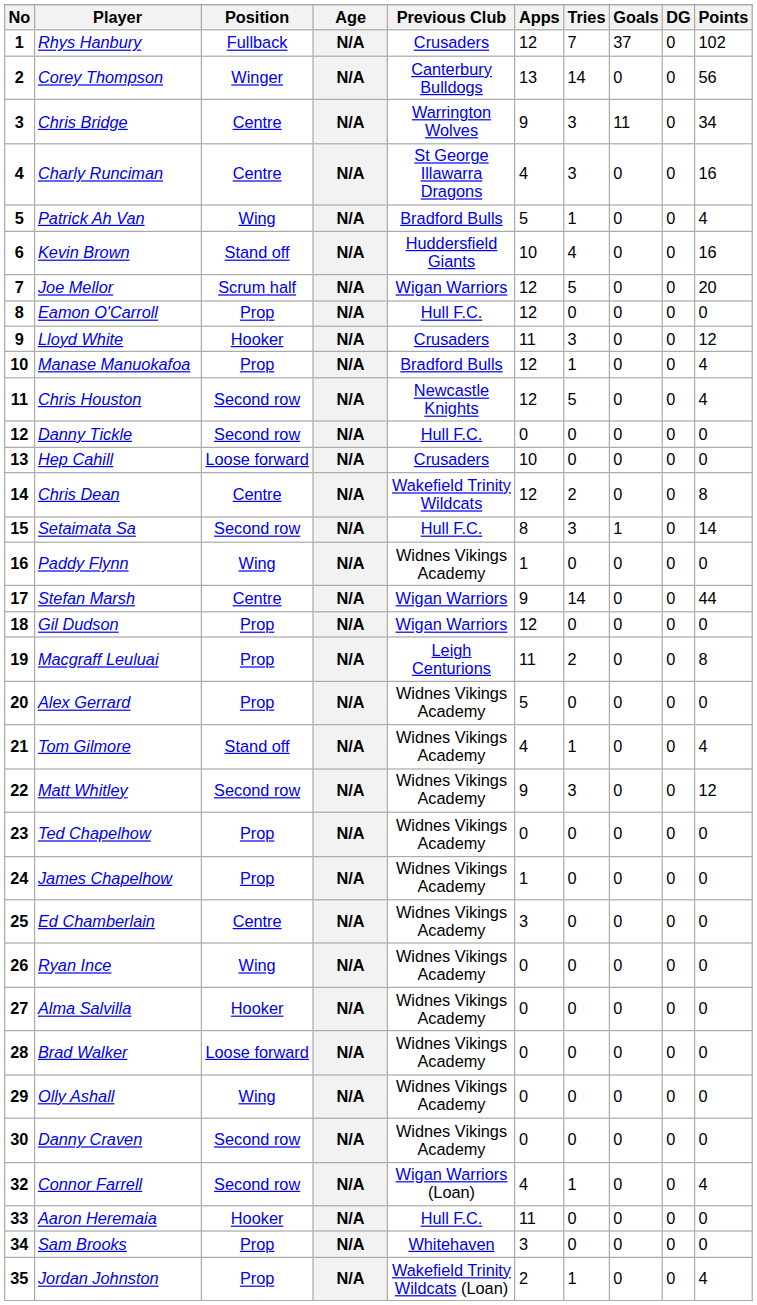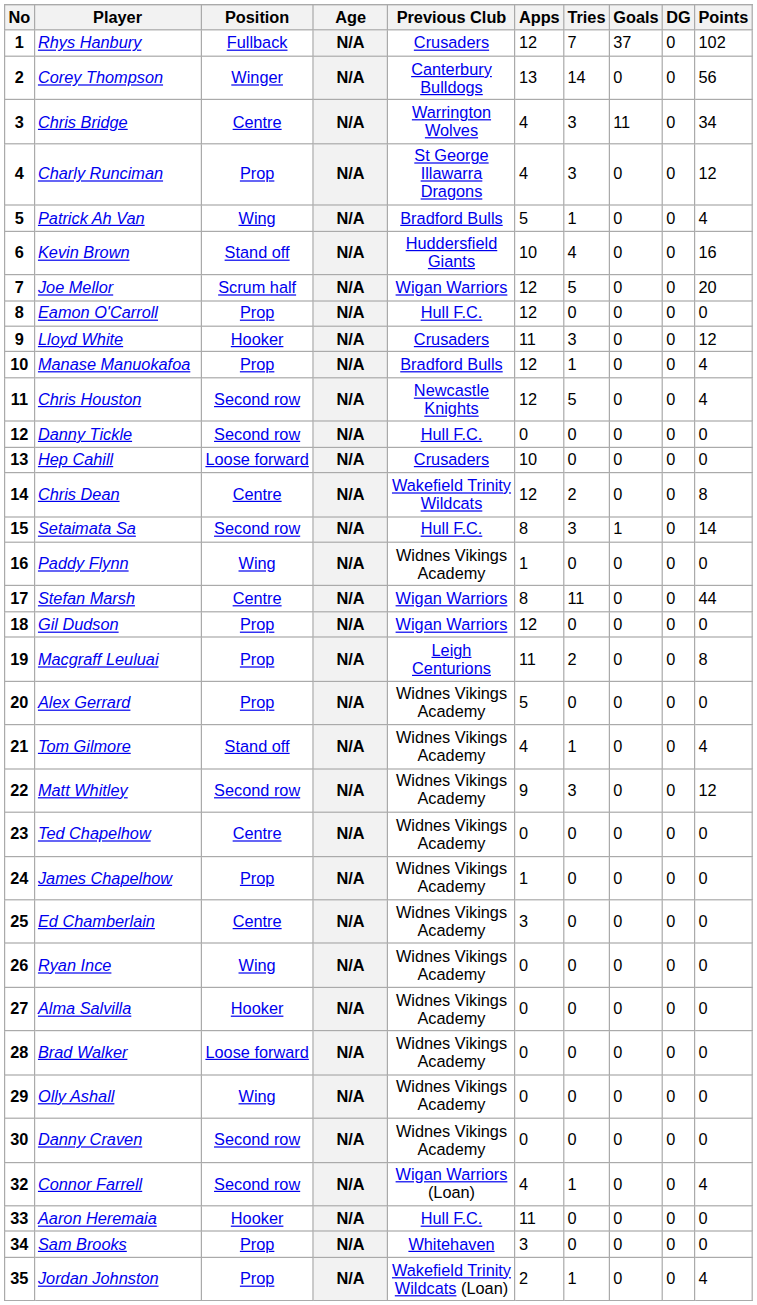(523, 121) 9 -> (523, 121) 4
(257, 174) Centre -> (257, 174) Prop
(708, 174) 16 -> (708, 174) 12
(523, 598) 9 -> (523, 598) 8
(576, 598) 14 -> (576, 598) 11
(257, 834) Prop -> (257, 834) Centre
